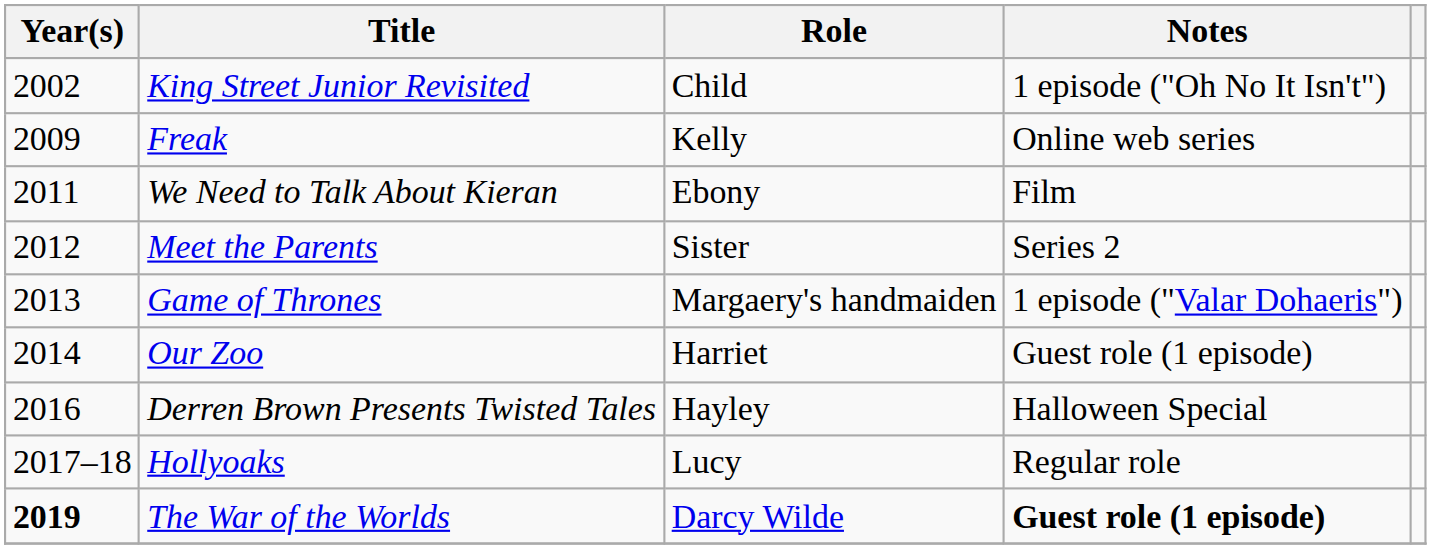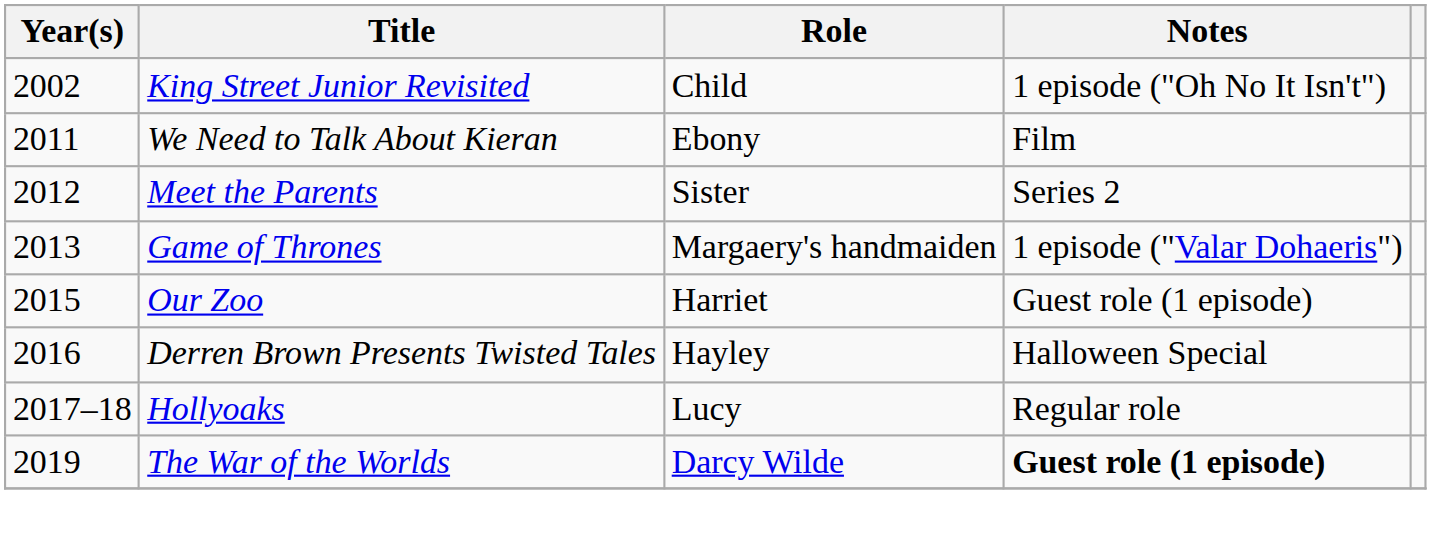- row: (187, 138)
(47, 354) 2014 -> (47, 300) 2015
(47, 515) bold -> (47, 461) normal
